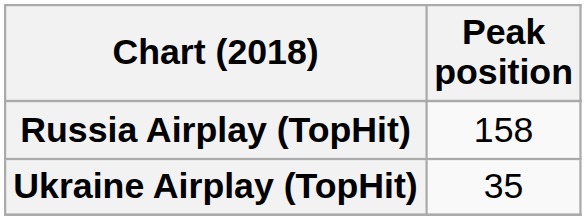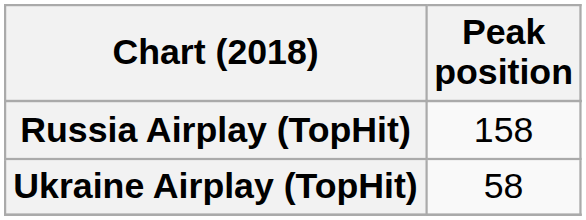(504, 186) 35 -> (504, 186) 58
